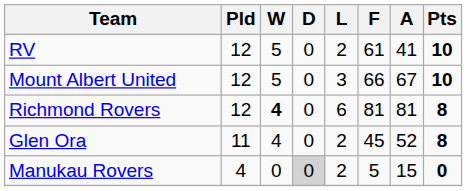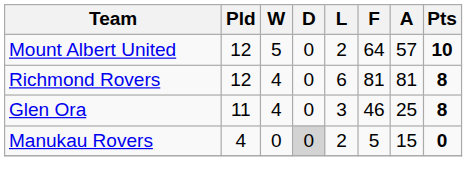- row: (22, 49)
(341, 79) 3 -> (341, 49) 2
(374, 79) 66 -> (374, 49) 64
(407, 79) 67 -> (407, 49) 57
(276, 110) bold -> (276, 79) normal
(341, 140) 2 -> (341, 110) 3
(374, 140) 45 -> (374, 110) 46
(407, 140) 52 -> (407, 110) 25
